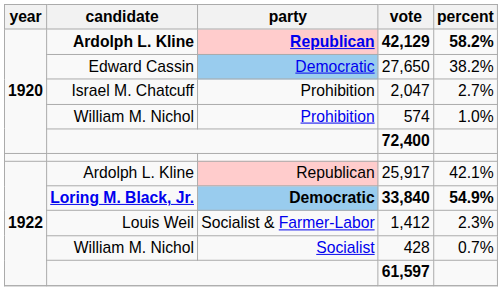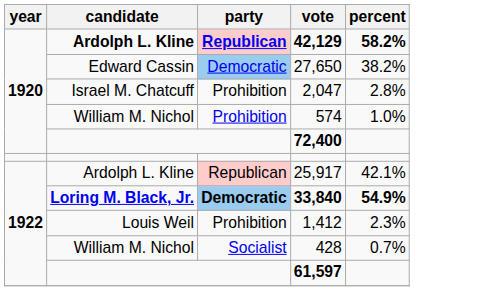(476, 91) 2.7% -> (388, 91) 2.8%
(288, 223) Socialist & Farmer-Labor -> (250, 223) Prohibition
